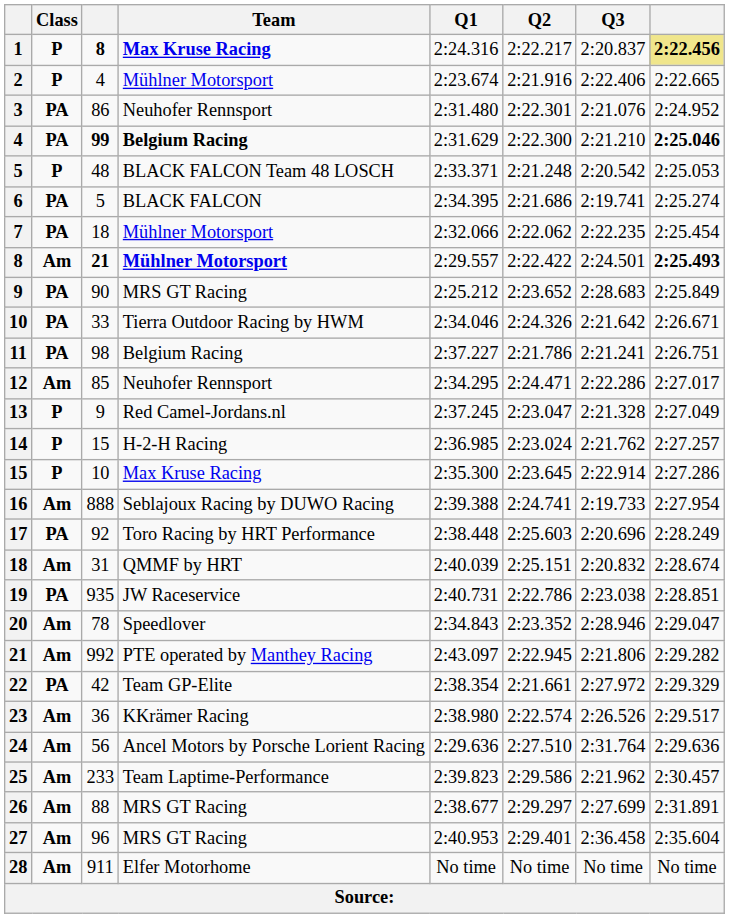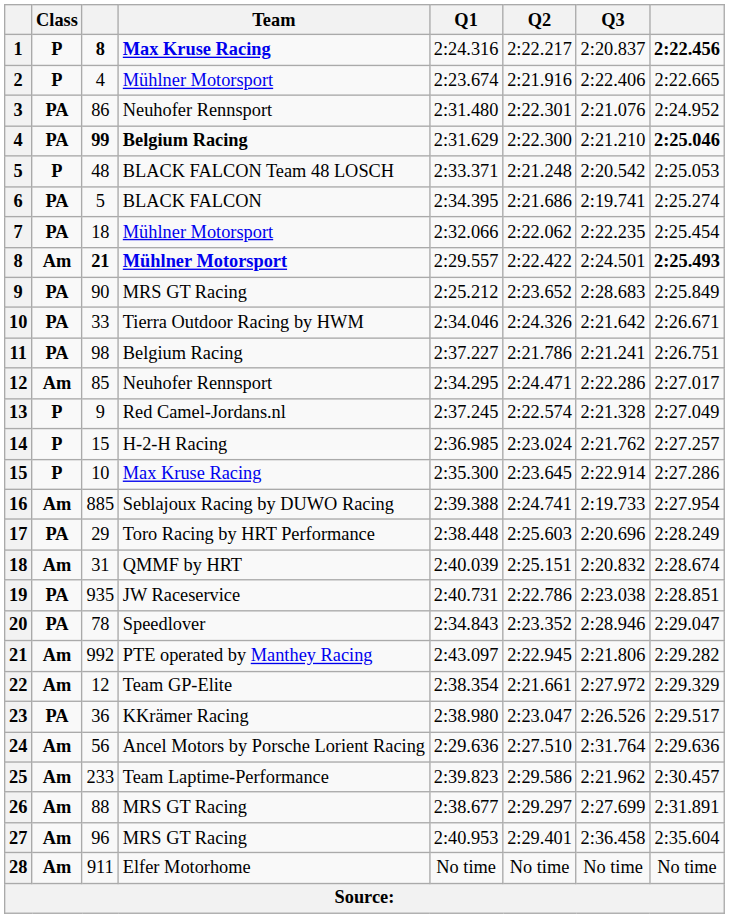(687, 49) khaki background -> (687, 49) no background
(540, 413) 2:23.047 -> (540, 413) 2:22.574
(100, 503) 888 -> (100, 503) 885
(100, 534) 92 -> (100, 534) 29
(57, 625) Am -> (57, 625) PA
(57, 685) PA -> (57, 685) Am
(100, 685) 42 -> (100, 685) 12
(57, 715) Am -> (57, 715) PA
(540, 715) 2:22.574 -> (540, 715) 2:23.047
